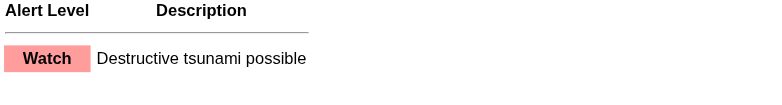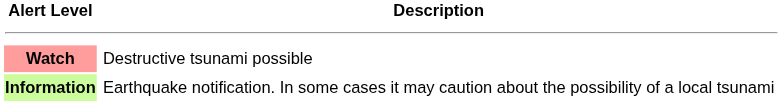+ row: (50, 87)
